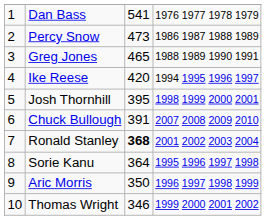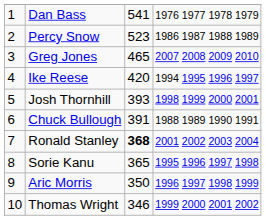(139, 36) 473 -> (139, 36) 523
(207, 57) 1988 1989 1990 1991 -> (207, 57) 2007 2008 2009 2010
(139, 99) 395 -> (139, 99) 393
(207, 120) 2007 2008 2009 2010 -> (207, 120) 1988 1989 1990 1991
(139, 162) 364 -> (139, 162) 365
